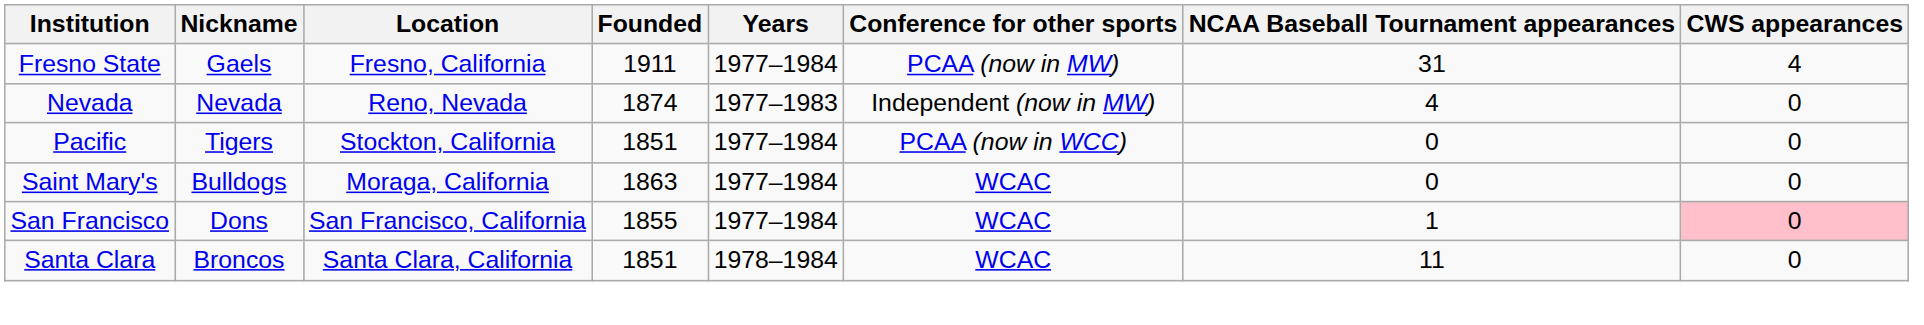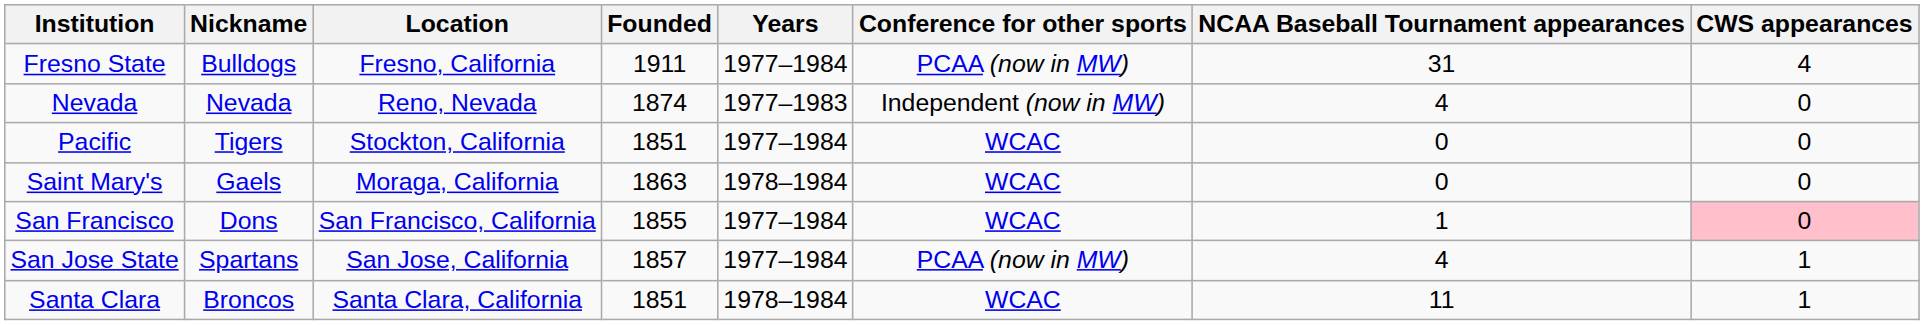(239, 63) Gaels -> (249, 63) Bulldogs
(1013, 142) PCAA (now in WCC) -> (1023, 142) WCAC
(239, 181) Bulldogs -> (249, 181) Gaels
(776, 181) 1977–1984 -> (785, 181) 1978–1984
+ row: (95, 260)
(1795, 260) 0 -> (1804, 299) 1
